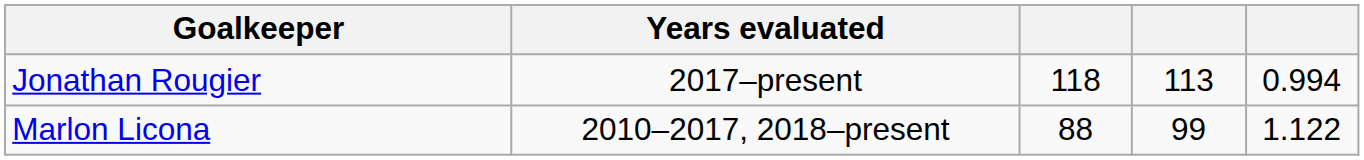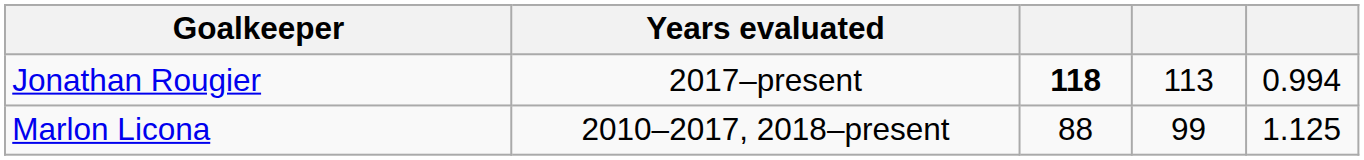(1076, 79) normal -> (1076, 79) bold
(1302, 129) 1.122 -> (1302, 129) 1.125
